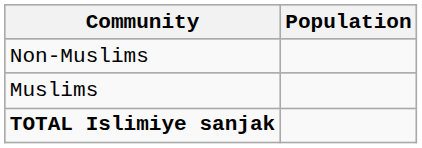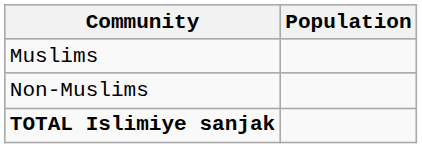rows swapped: (54, 91) <-> (79, 56)
